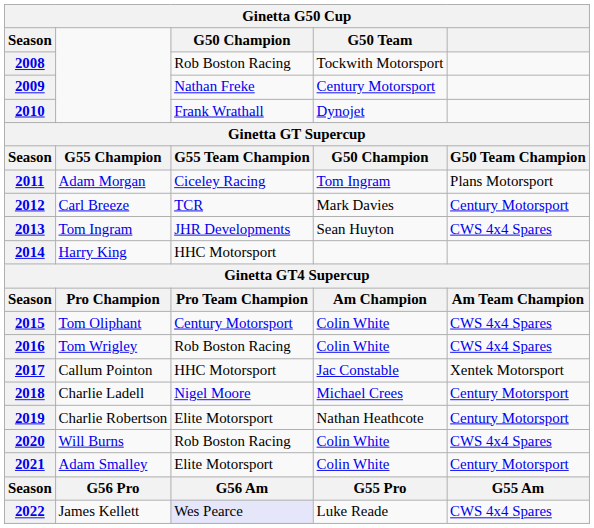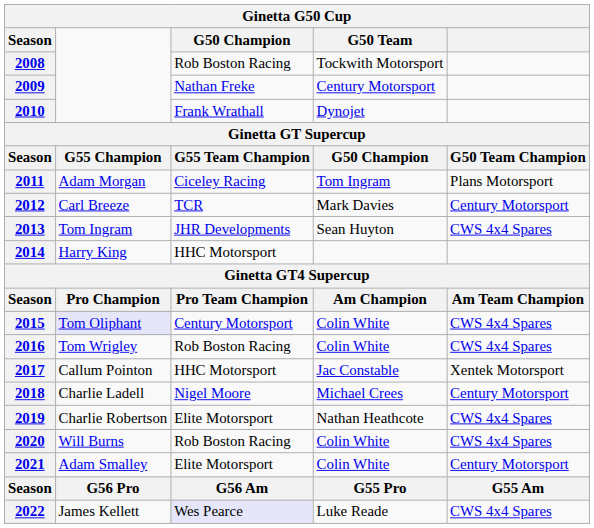(100, 323) no background -> (100, 323) lavender background
(509, 417) Century Motorsport -> (501, 417) CWS 4x4 Spares
